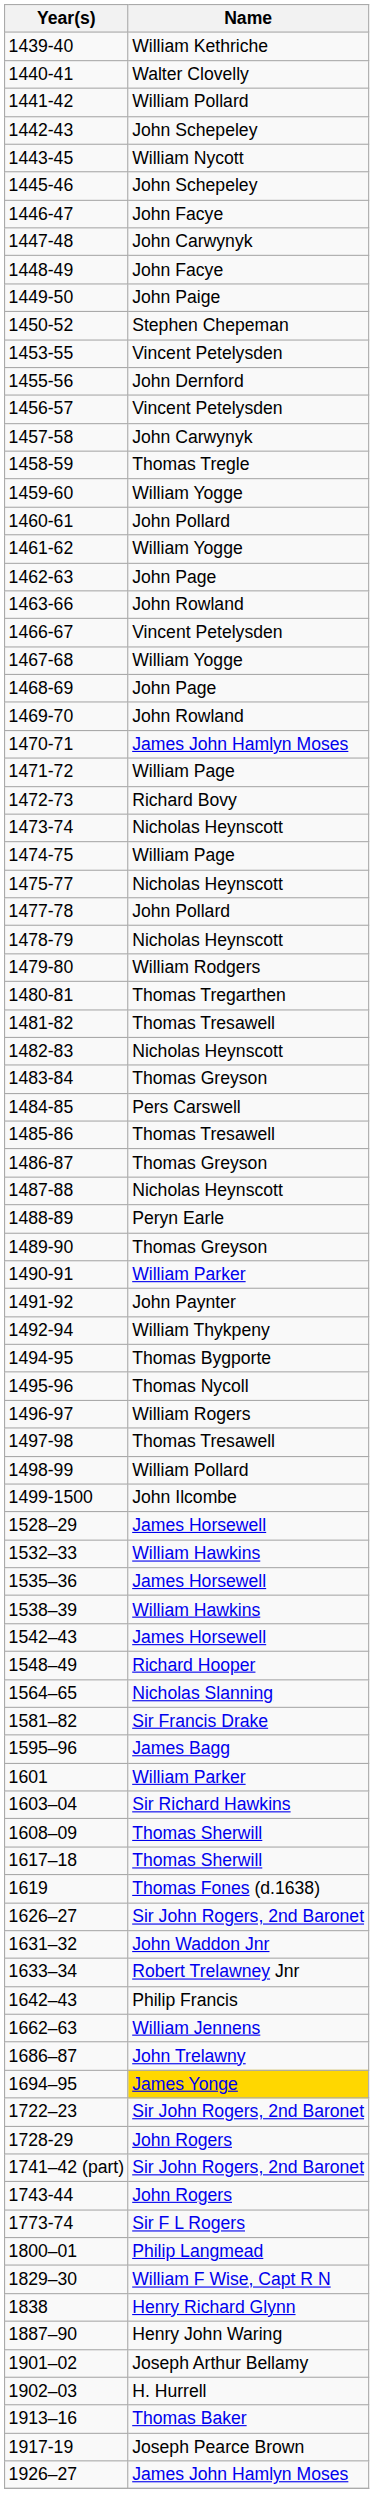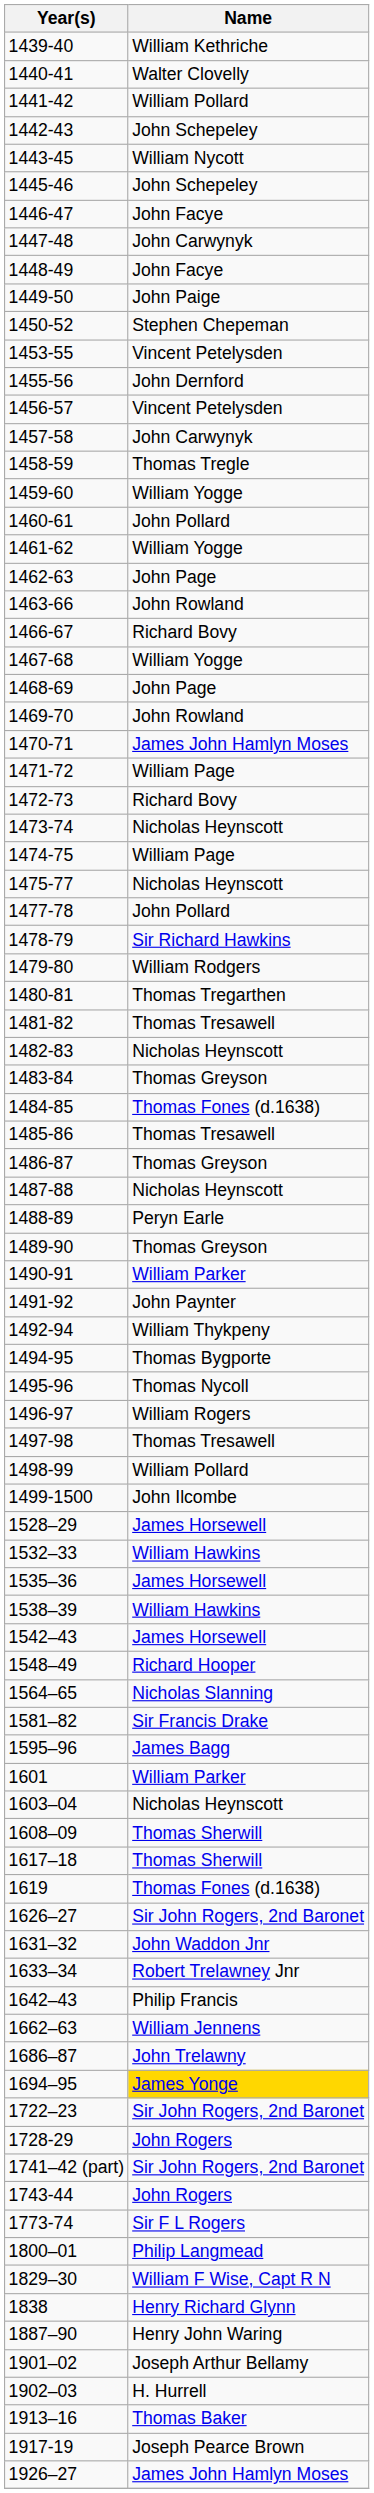(207, 632) Vincent Petelysden -> (185, 632) Richard Bovy
(208, 939) Nicholas Heynscott -> (211, 939) Sir Richard Hawkins
(186, 1107) Pers Carswell -> (226, 1107) Thomas Fones (d.1638)
(211, 1804) Sir Richard Hawkins -> (208, 1804) Nicholas Heynscott
